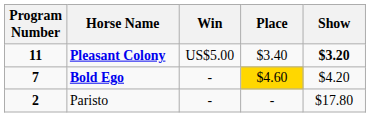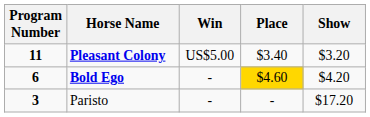(334, 55) bold -> (334, 55) normal
(36, 78) 7 -> (36, 78) 6
(36, 101) 2 -> (36, 101) 3
(334, 101) $17.80 -> (334, 101) $17.20
